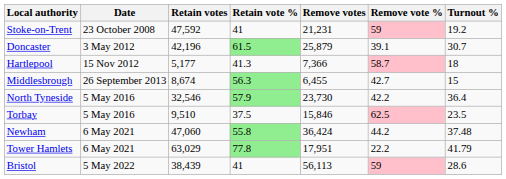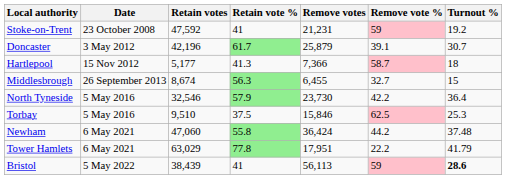(242, 47) 61.5 -> (242, 47) 61.7
(380, 81) 42.7 -> (380, 81) 32.7
(457, 115) 23.5 -> (457, 115) 25.3
(457, 166) normal -> (457, 166) bold
